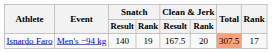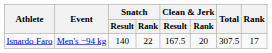(148, 41) 19 -> (148, 41) 22
(229, 41) lightsalmon background -> (229, 41) no background
